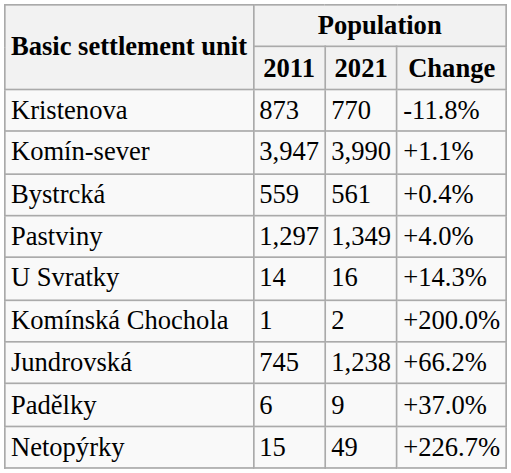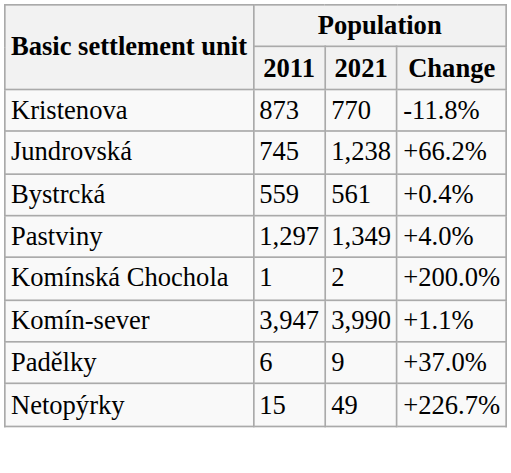rows swapped: (71, 362) <-> (80, 151)
- row: (65, 278)
